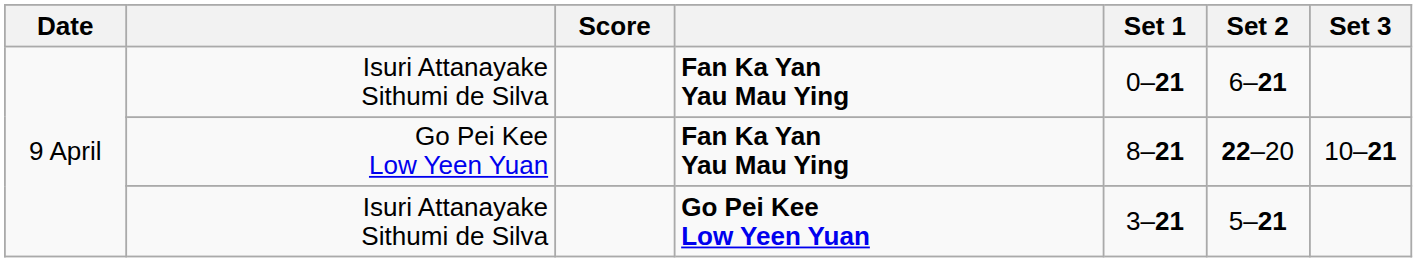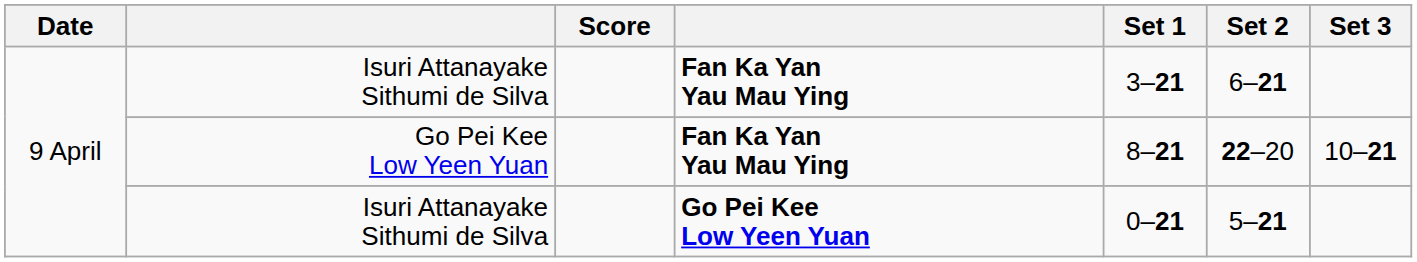(1155, 82) 0–21 -> (1155, 82) 3–21
(1155, 222) 3–21 -> (1155, 222) 0–21
